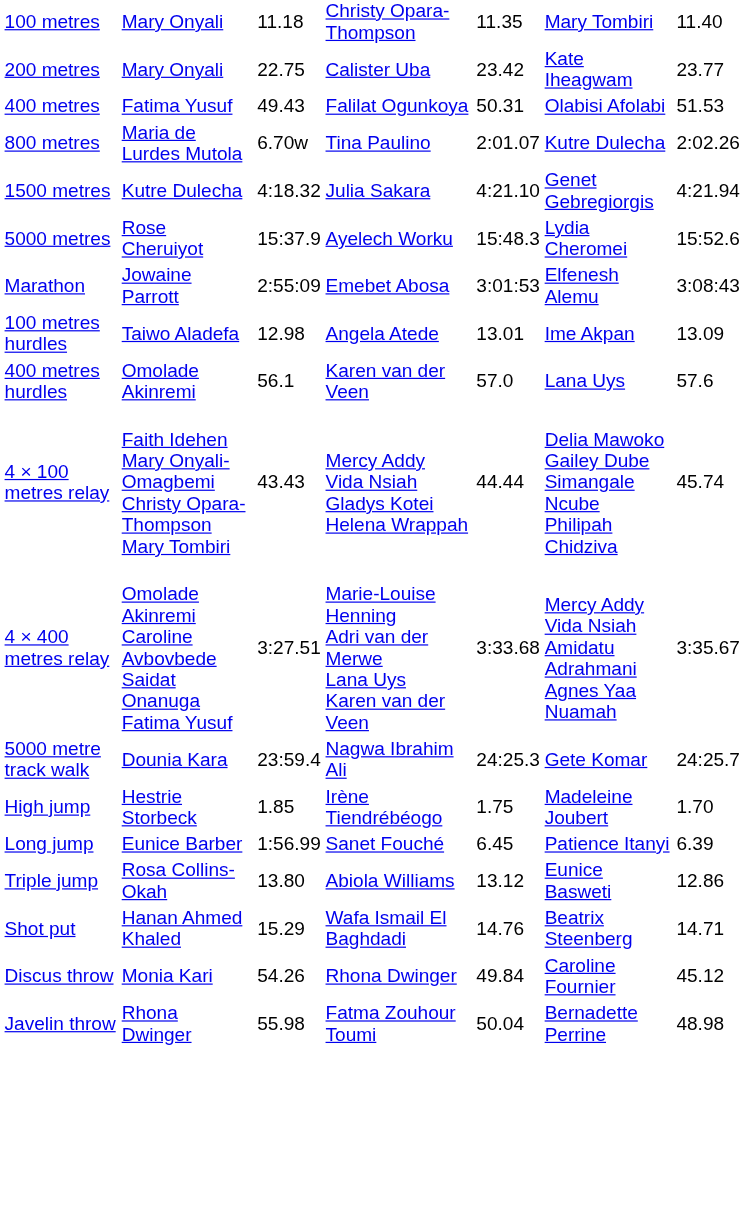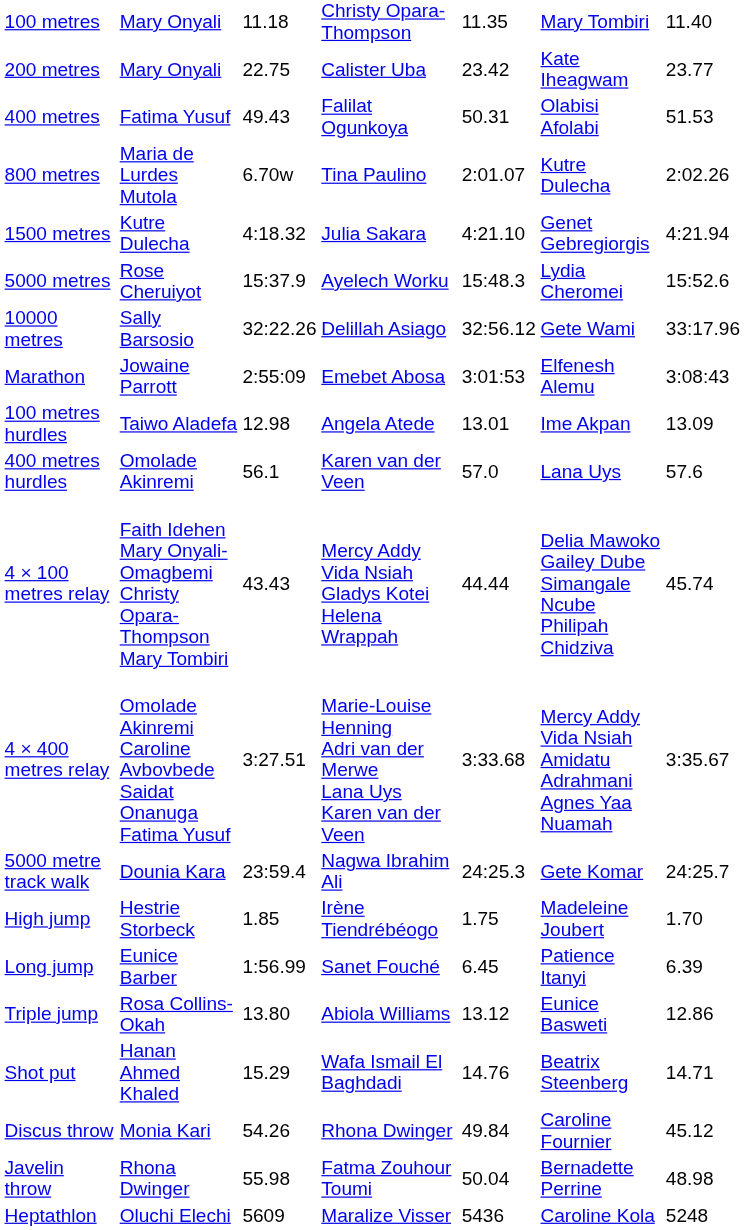+ row: (34, 328)
+ row: (51, 1215)
